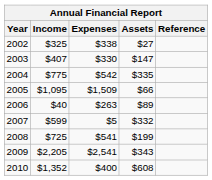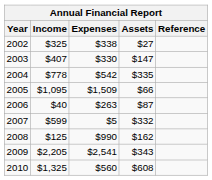(56, 74) $775 -> (56, 74) $778
(145, 105) $89 -> (145, 105) $87
(56, 136) $725 -> (56, 136) $125
(106, 136) $541 -> (106, 136) $990
(143, 136) $199 -> (143, 136) $162
(52, 167) $1,352 -> (52, 167) $1,325
(106, 167) $400 -> (106, 167) $560
